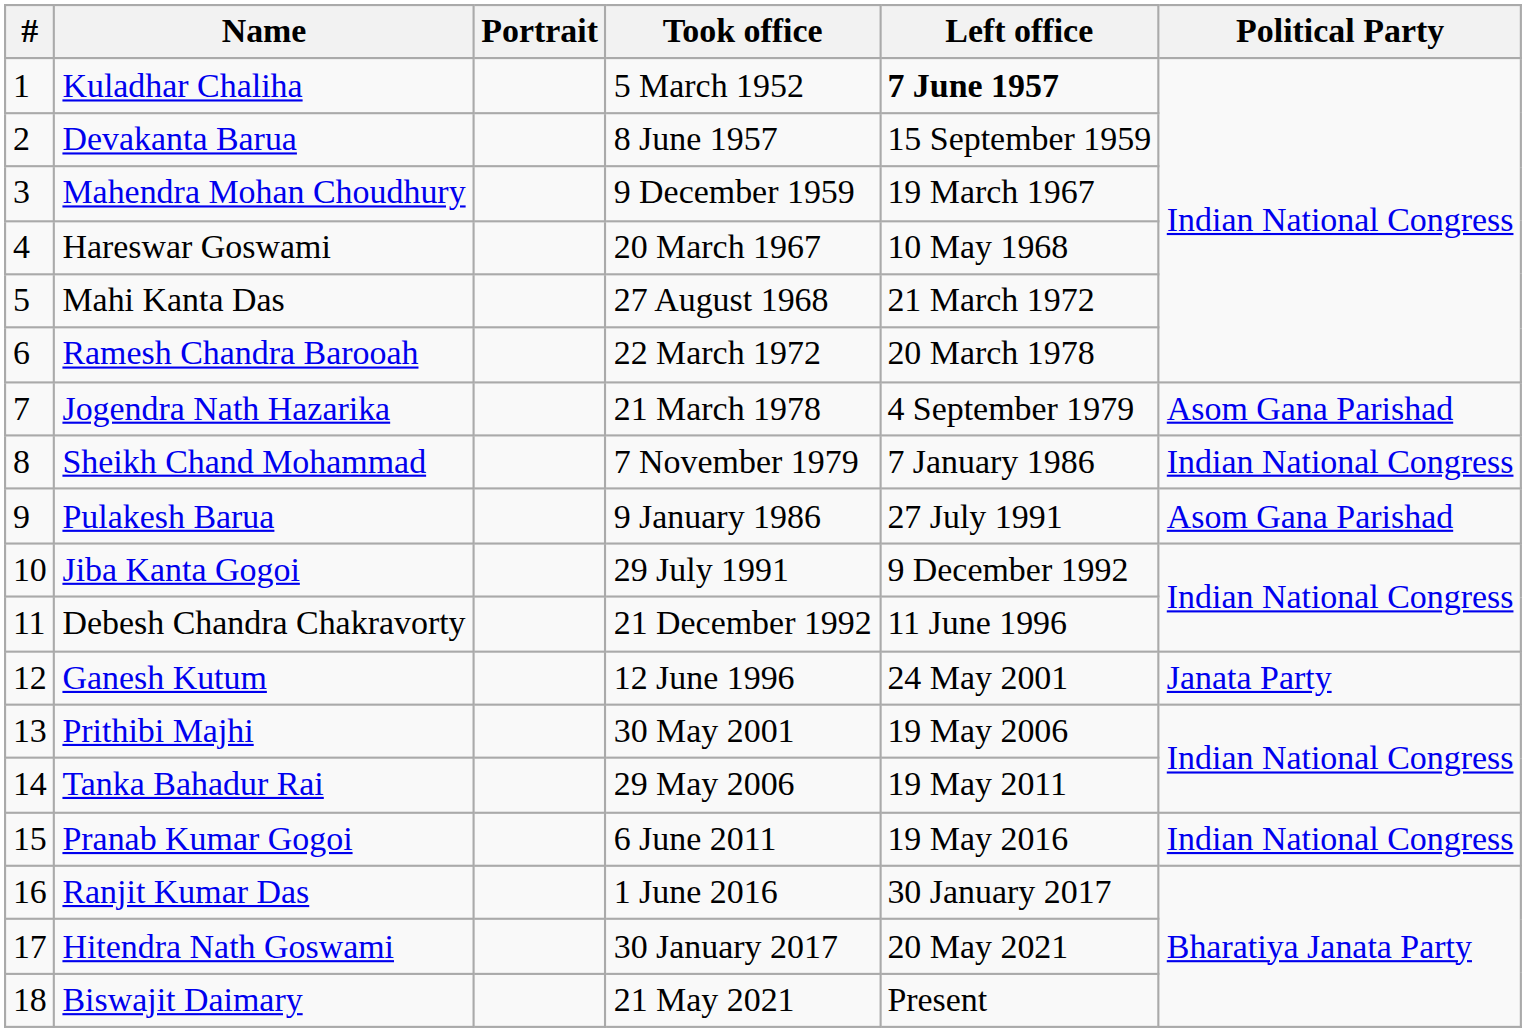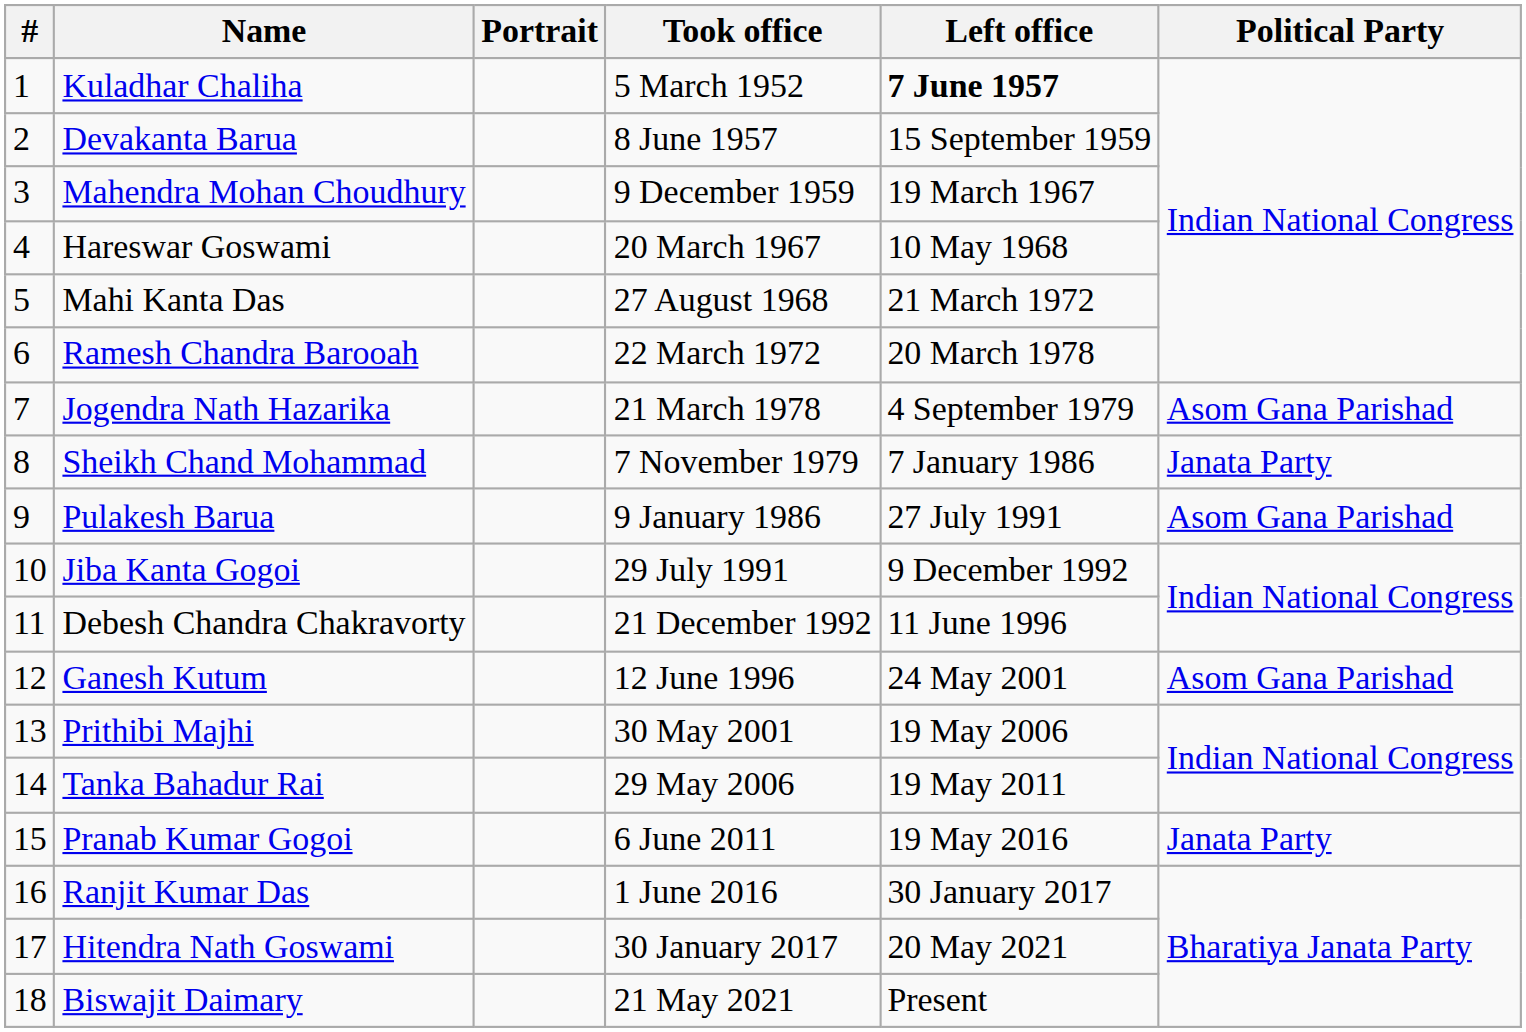(1340, 461) Indian National Congress -> (1249, 461) Janata Party
(1249, 676) Janata Party -> (1310, 676) Asom Gana Parishad
(1340, 838) Indian National Congress -> (1249, 838) Janata Party
